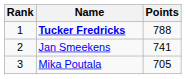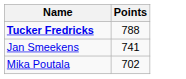- column: (20, 13)
(162, 64) 705 -> (130, 64) 702
